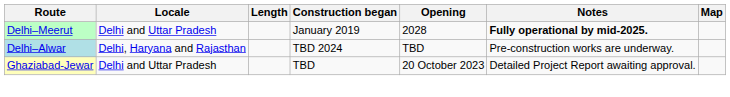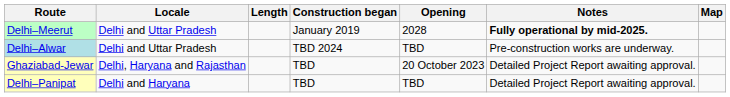(172, 48) Delhi, Haryana and Rajasthan -> (157, 48) Delhi and Uttar Pradesh
(157, 65) Delhi and Uttar Pradesh -> (172, 65) Delhi, Haryana and Rajasthan
+ row: (41, 83)
